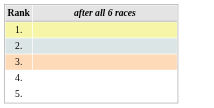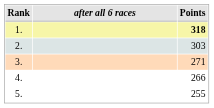+ column: (193, 13)
